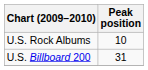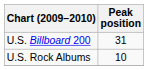rows swapped: (49, 57) <-> (49, 40)
